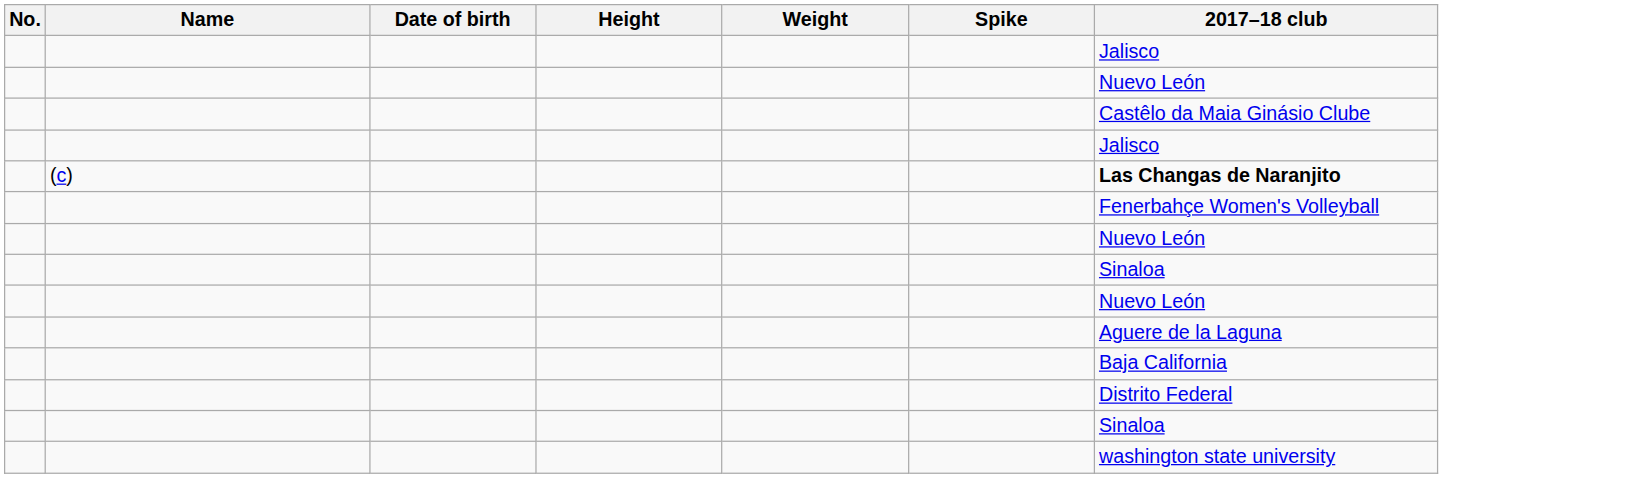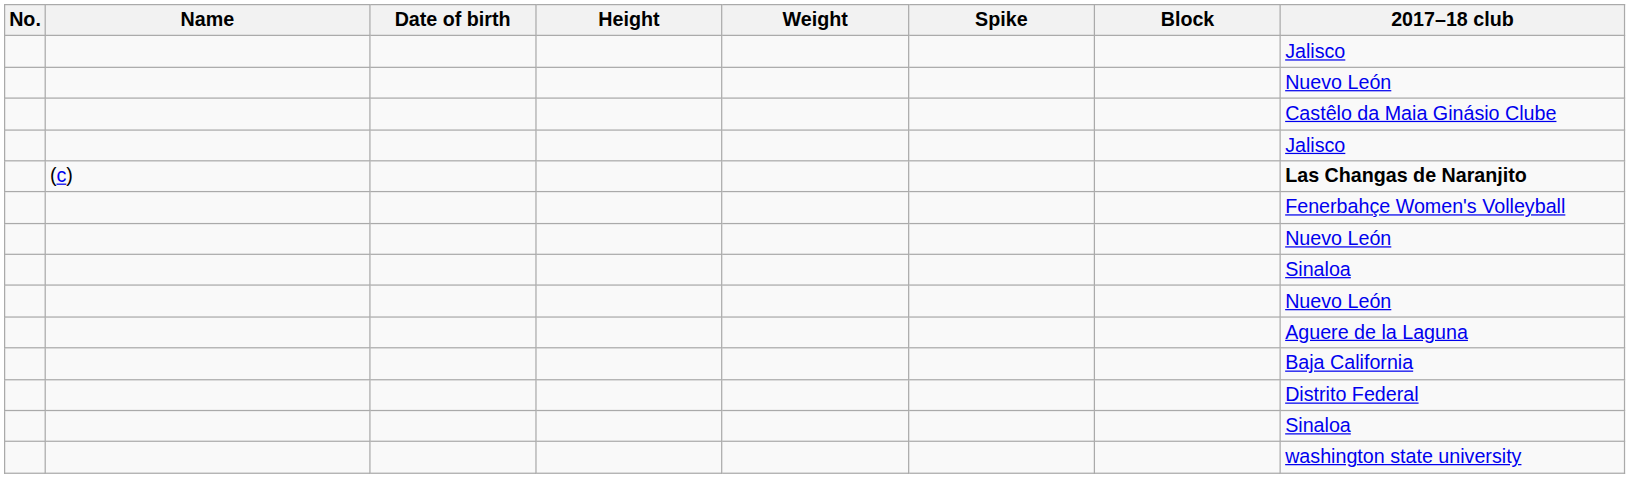+ column: (1188, 20)
